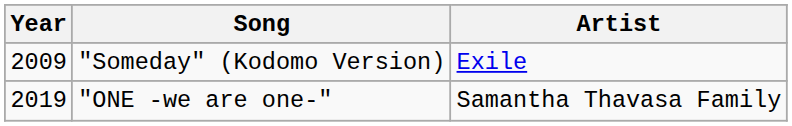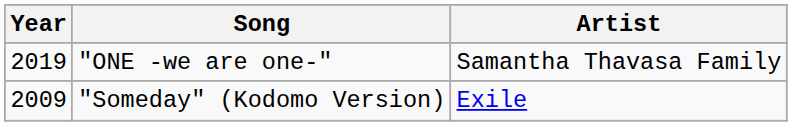rows swapped: (262, 62) <-> (205, 101)
